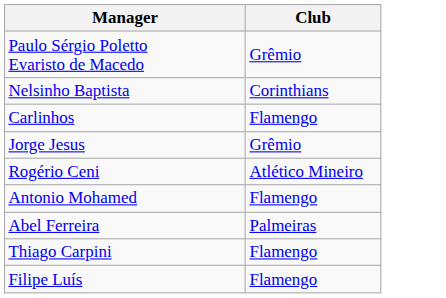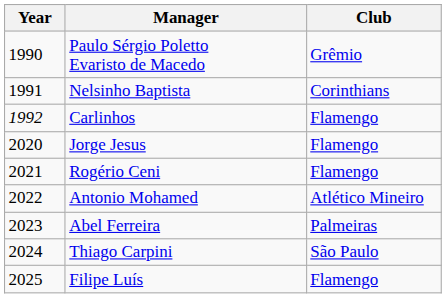+ column: (35, 17)
(275, 144) Grêmio -> (344, 144) Flamengo
(306, 171) Atlético Mineiro -> (344, 171) Flamengo
(283, 198) Flamengo -> (367, 198) Atlético Mineiro
(283, 252) Flamengo -> (344, 252) São Paulo
